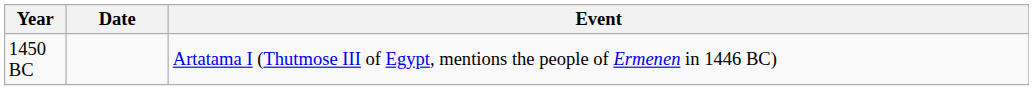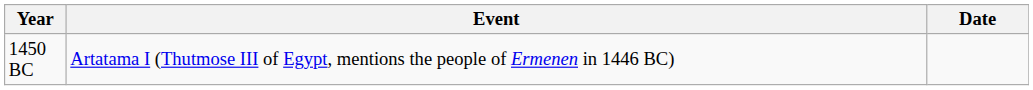columns swapped: (117, 19) <-> (599, 19)
